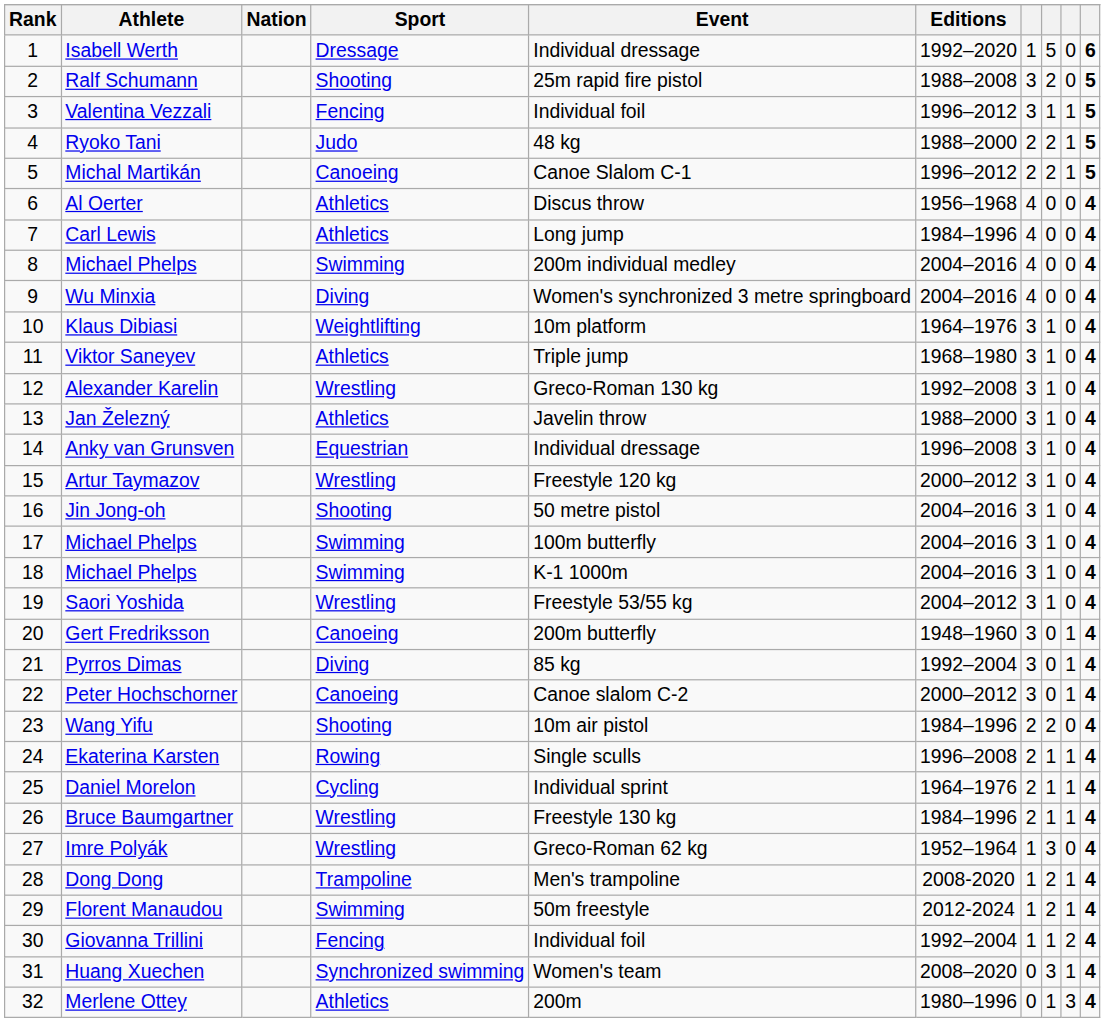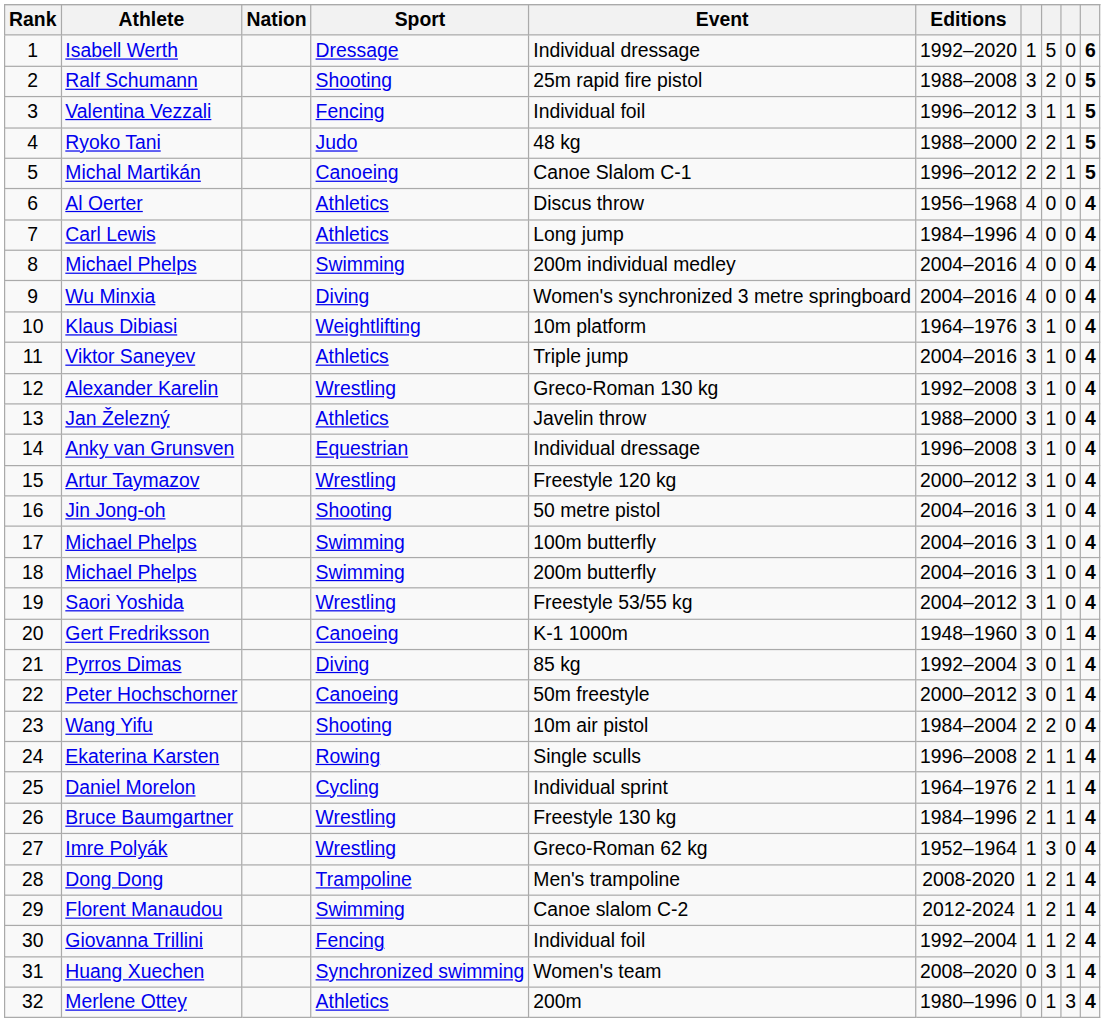(968, 357) 1968–1980 -> (968, 357) 2004–2016
(581, 572) K-1 1000m -> (595, 572) 200m butterfly
(595, 633) 200m butterfly -> (581, 633) K-1 1000m
(611, 695) Canoe slalom C-2 -> (591, 695) 50m freestyle
(968, 726) 1984–1996 -> (968, 726) 1984–2004
(591, 910) 50m freestyle -> (611, 910) Canoe slalom C-2
